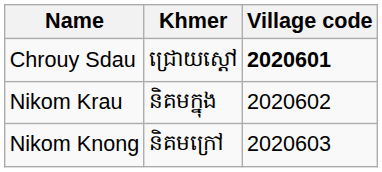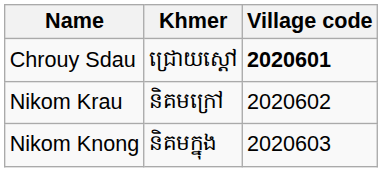(183, 100) និគមក្នុង -> (186, 100) និគមក្រៅ
(186, 143) និគមក្រៅ -> (183, 143) និគមក្នុង
